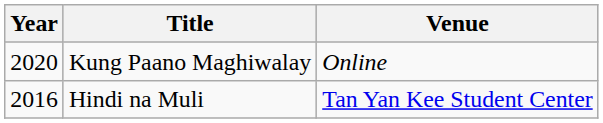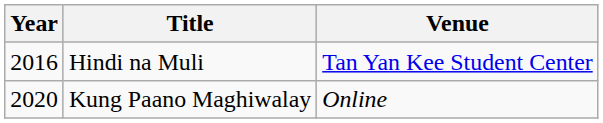rows swapped: (190, 61) <-> (136, 99)
